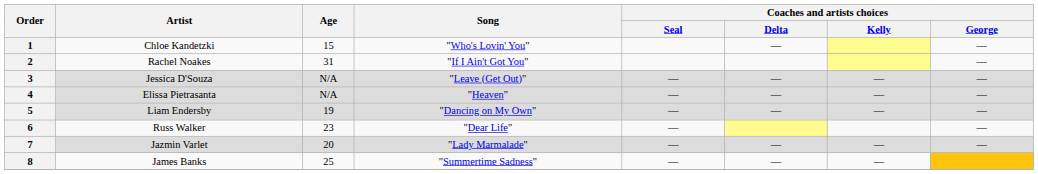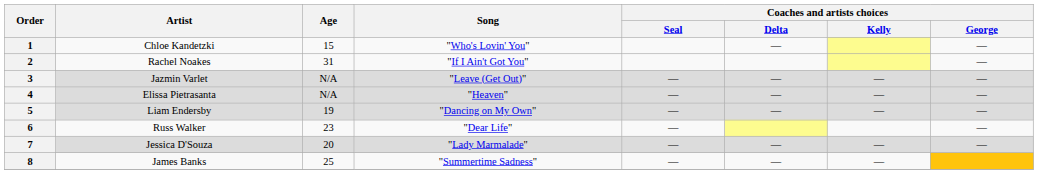(179, 78) Jessica D'Souza -> (179, 78) Jazmin Varlet
(179, 144) Jazmin Varlet -> (179, 144) Jessica D'Souza
